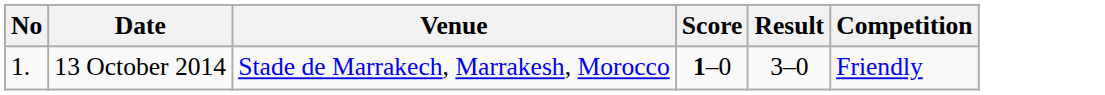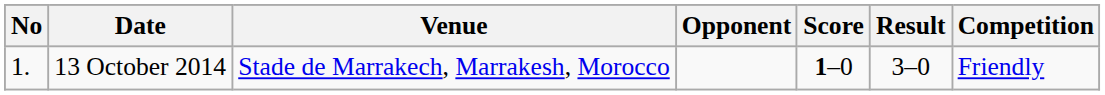+ column: (737, 25)
